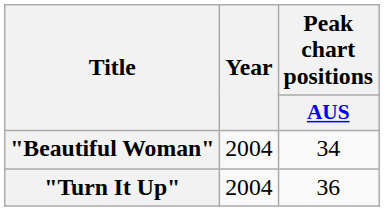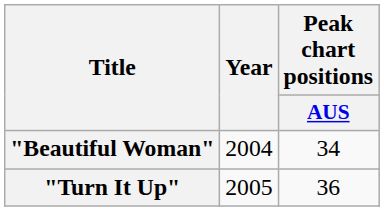(249, 186) 2004 -> (249, 186) 2005
